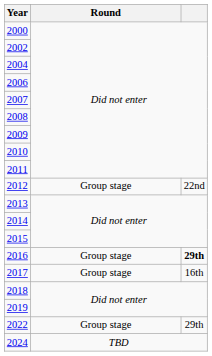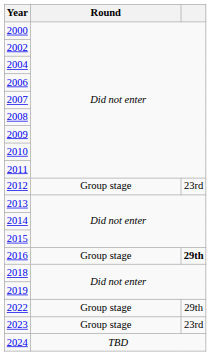(194, 186) 22nd -> (194, 186) 23rd
- row: (17, 273)
+ row: (17, 325)
